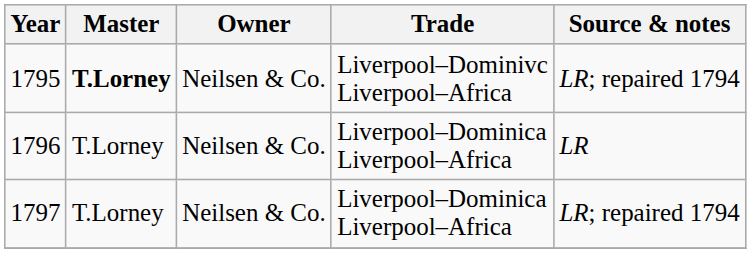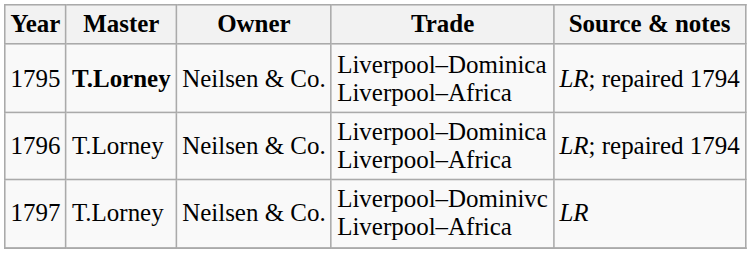(443, 77) Liverpool–Dominivc Liverpool–Africa -> (442, 77) Liverpool–Dominica Liverpool–Africa
(574, 145) LR -> (650, 145) LR; repaired 1794
(442, 213) Liverpool–Dominica Liverpool–Africa -> (443, 213) Liverpool–Dominivc Liverpool–Africa
(650, 213) LR; repaired 1794 -> (574, 213) LR
